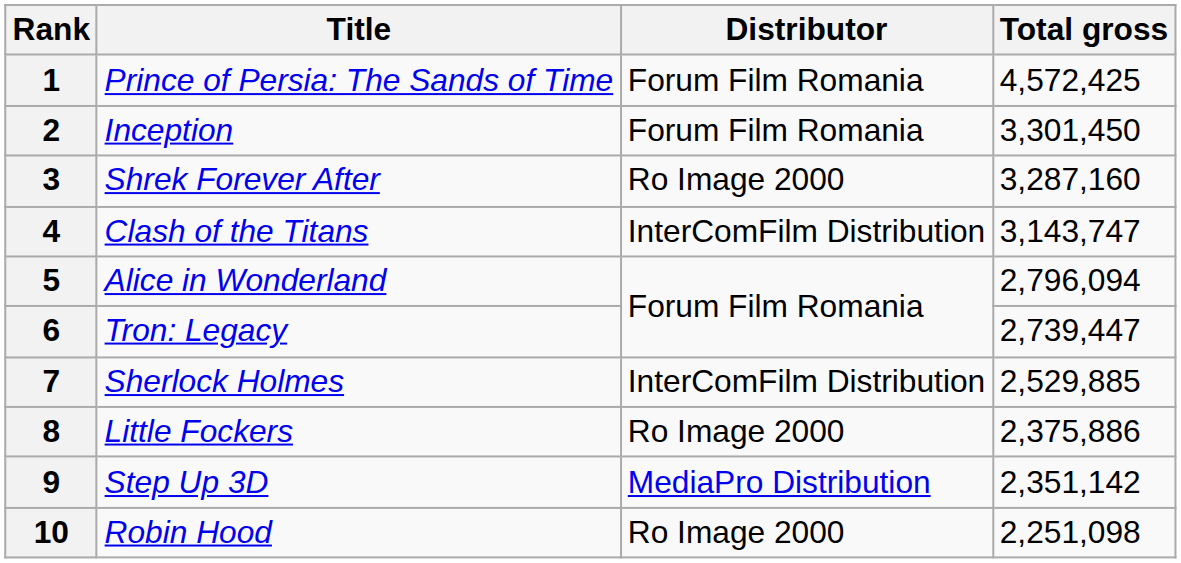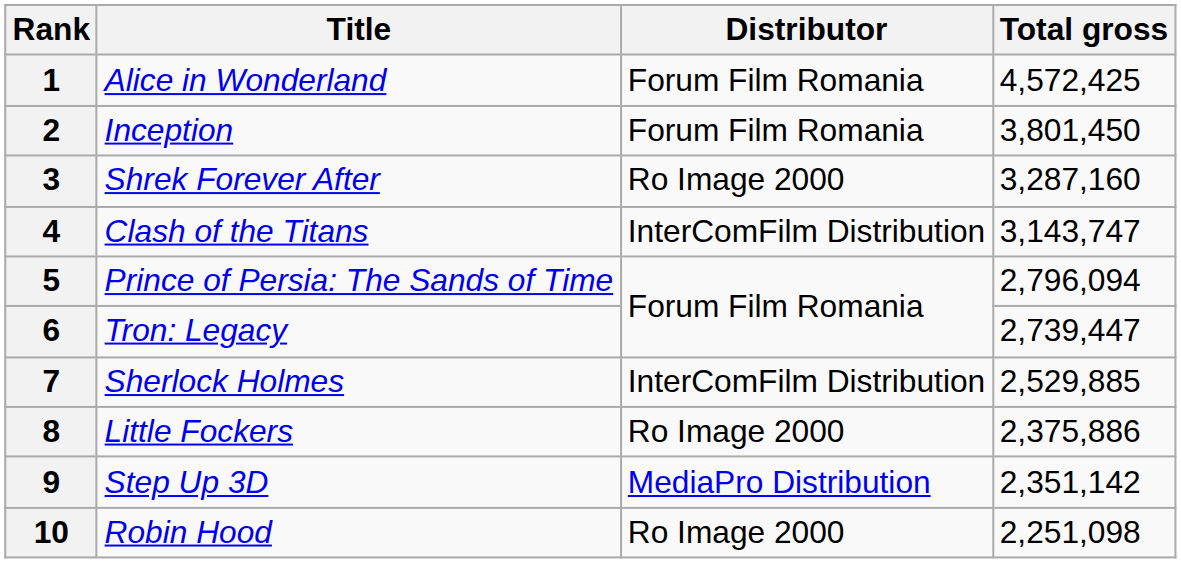(359, 79) Prince of Persia: The Sands of Time -> (245, 79) Alice in Wonderland
(1070, 130) 3,301,450 -> (1070, 130) 3,801,450
(245, 280) Alice in Wonderland -> (359, 280) Prince of Persia: The Sands of Time
